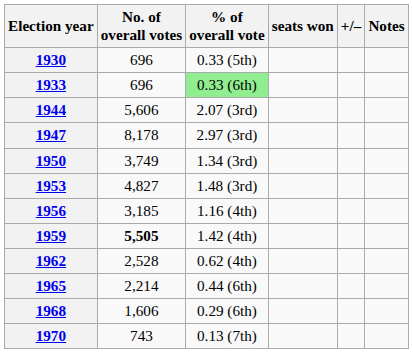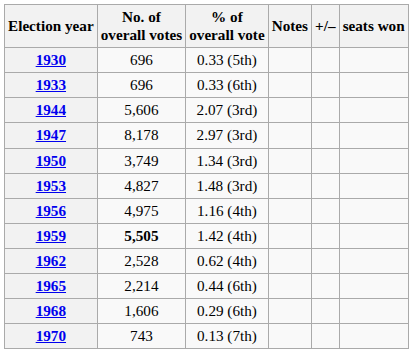columns swapped: (303, 26) <-> (387, 26)
(227, 85) lightgreen background -> (227, 85) no background
(141, 210) 3,185 -> (141, 210) 4,975
